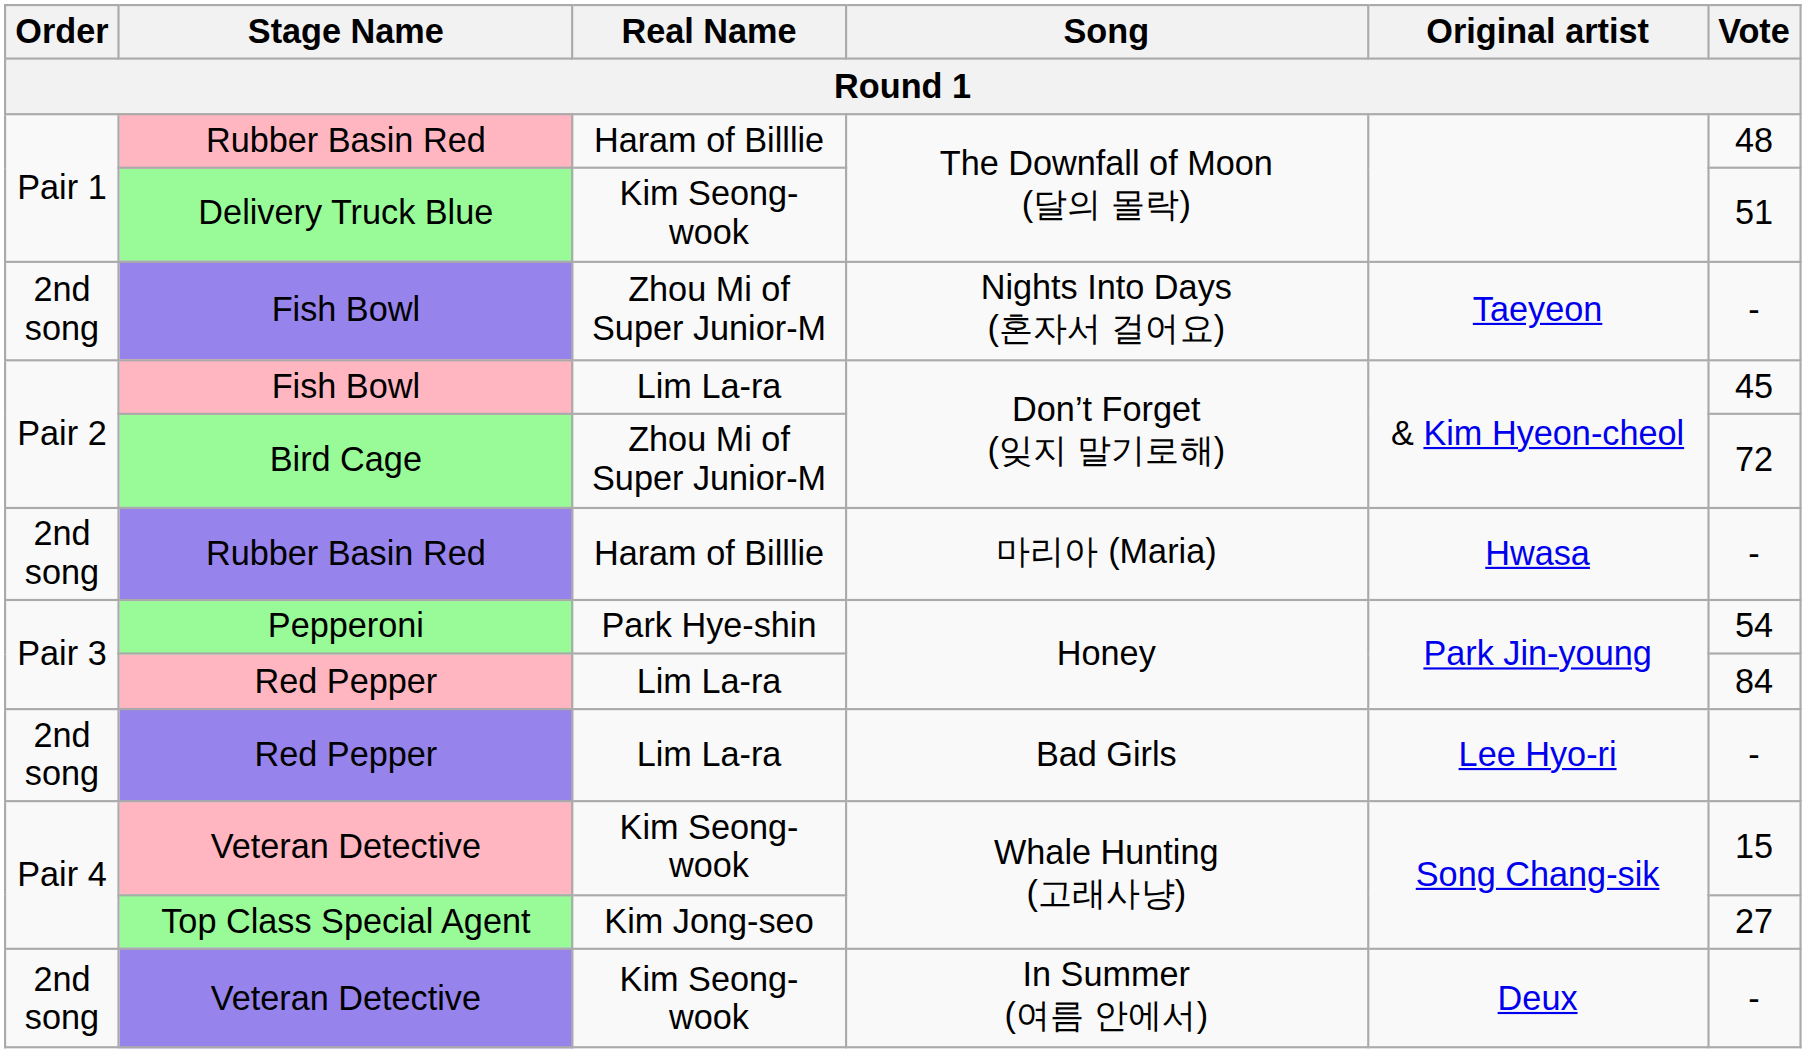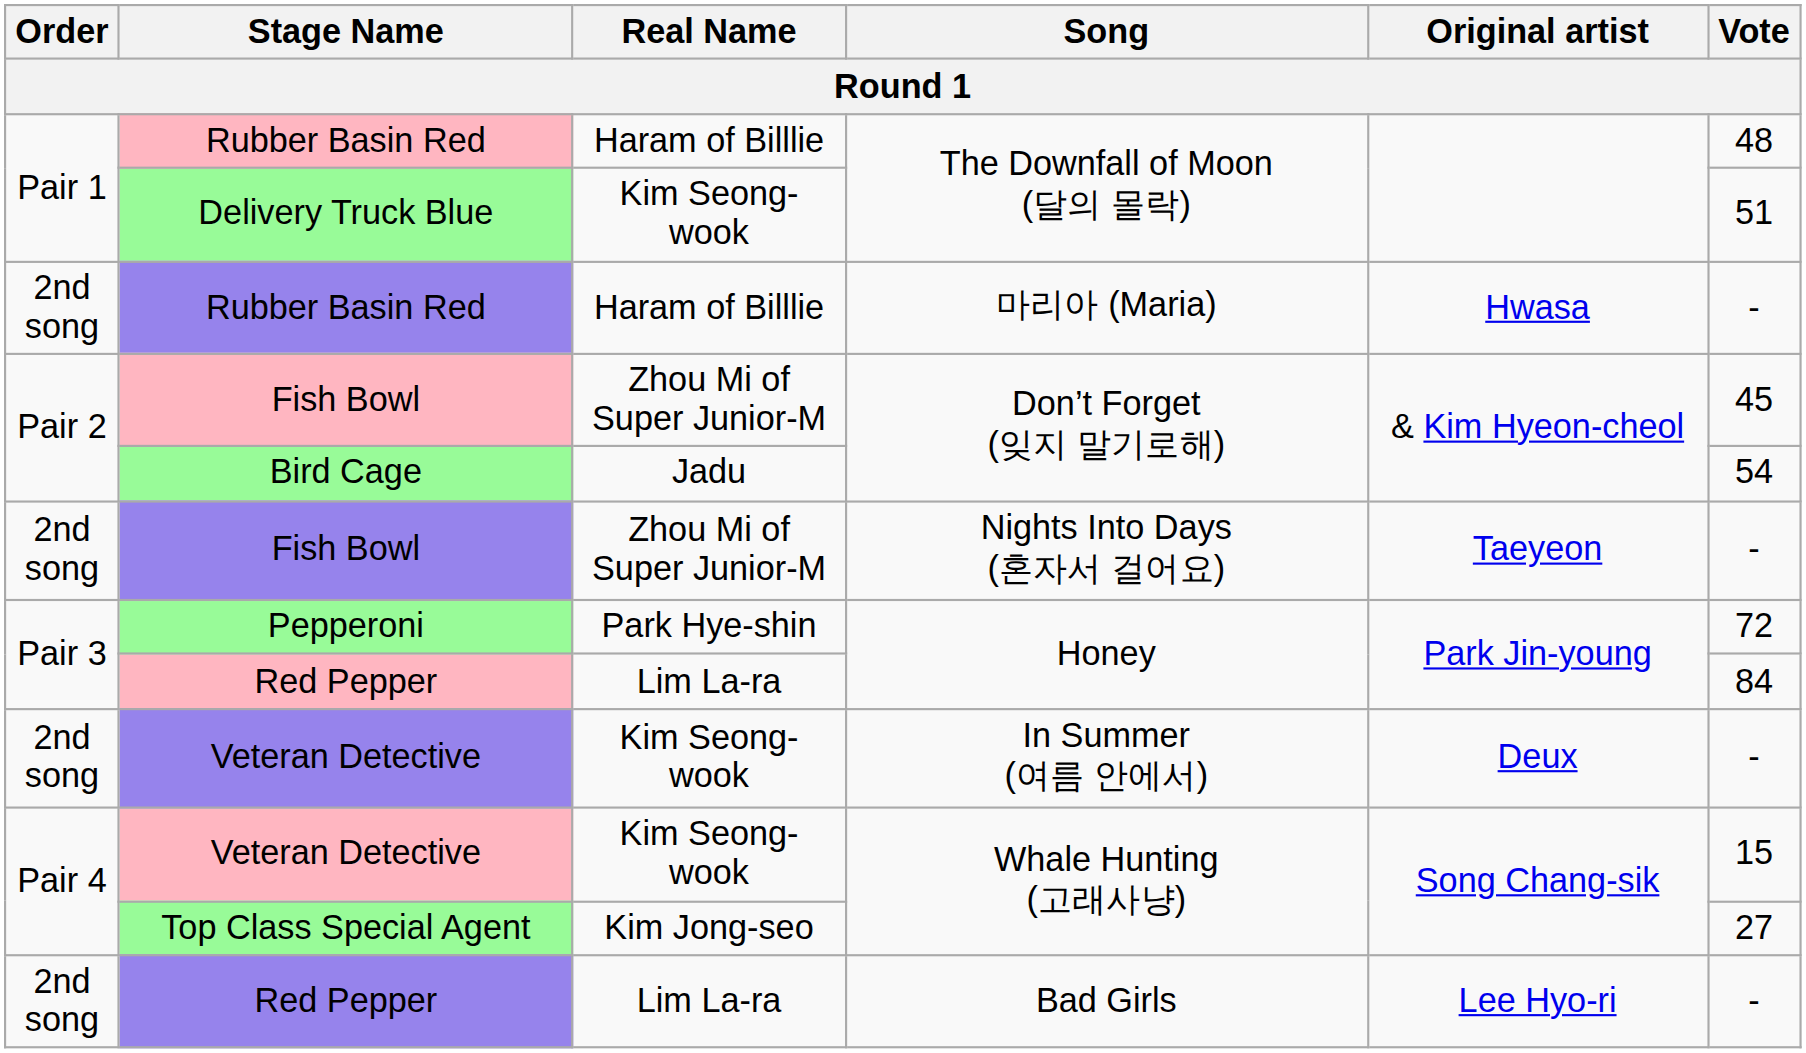rows swapped: (346, 553) <-> (346, 309)
(709, 386) Lim La-ra -> (709, 399) Zhou Mi of Super Junior-M
(709, 460) Zhou Mi of Super Junior-M -> (709, 473) Jadu
(1754, 460) 72 -> (1754, 473) 54
(1754, 626) 54 -> (1754, 626) 72
rows swapped: (346, 754) <-> (346, 997)
